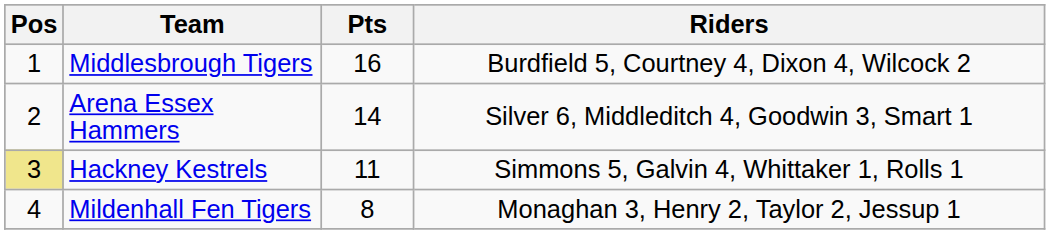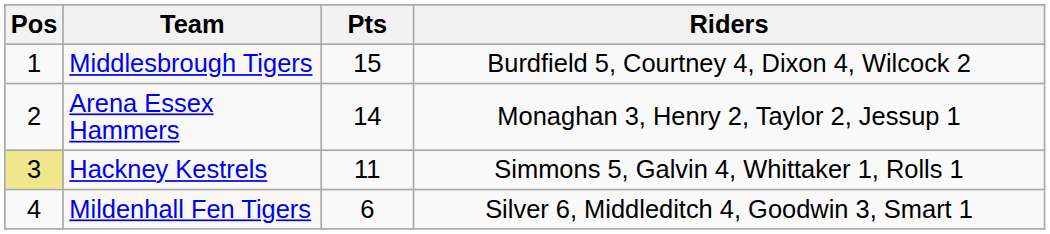(367, 64) 16 -> (367, 64) 15
(729, 116) Silver 6, Middleditch 4, Goodwin 3, Smart 1 -> (729, 116) Monaghan 3, Henry 2, Taylor 2, Jessup 1
(367, 209) 8 -> (367, 209) 6
(729, 209) Monaghan 3, Henry 2, Taylor 2, Jessup 1 -> (729, 209) Silver 6, Middleditch 4, Goodwin 3, Smart 1
